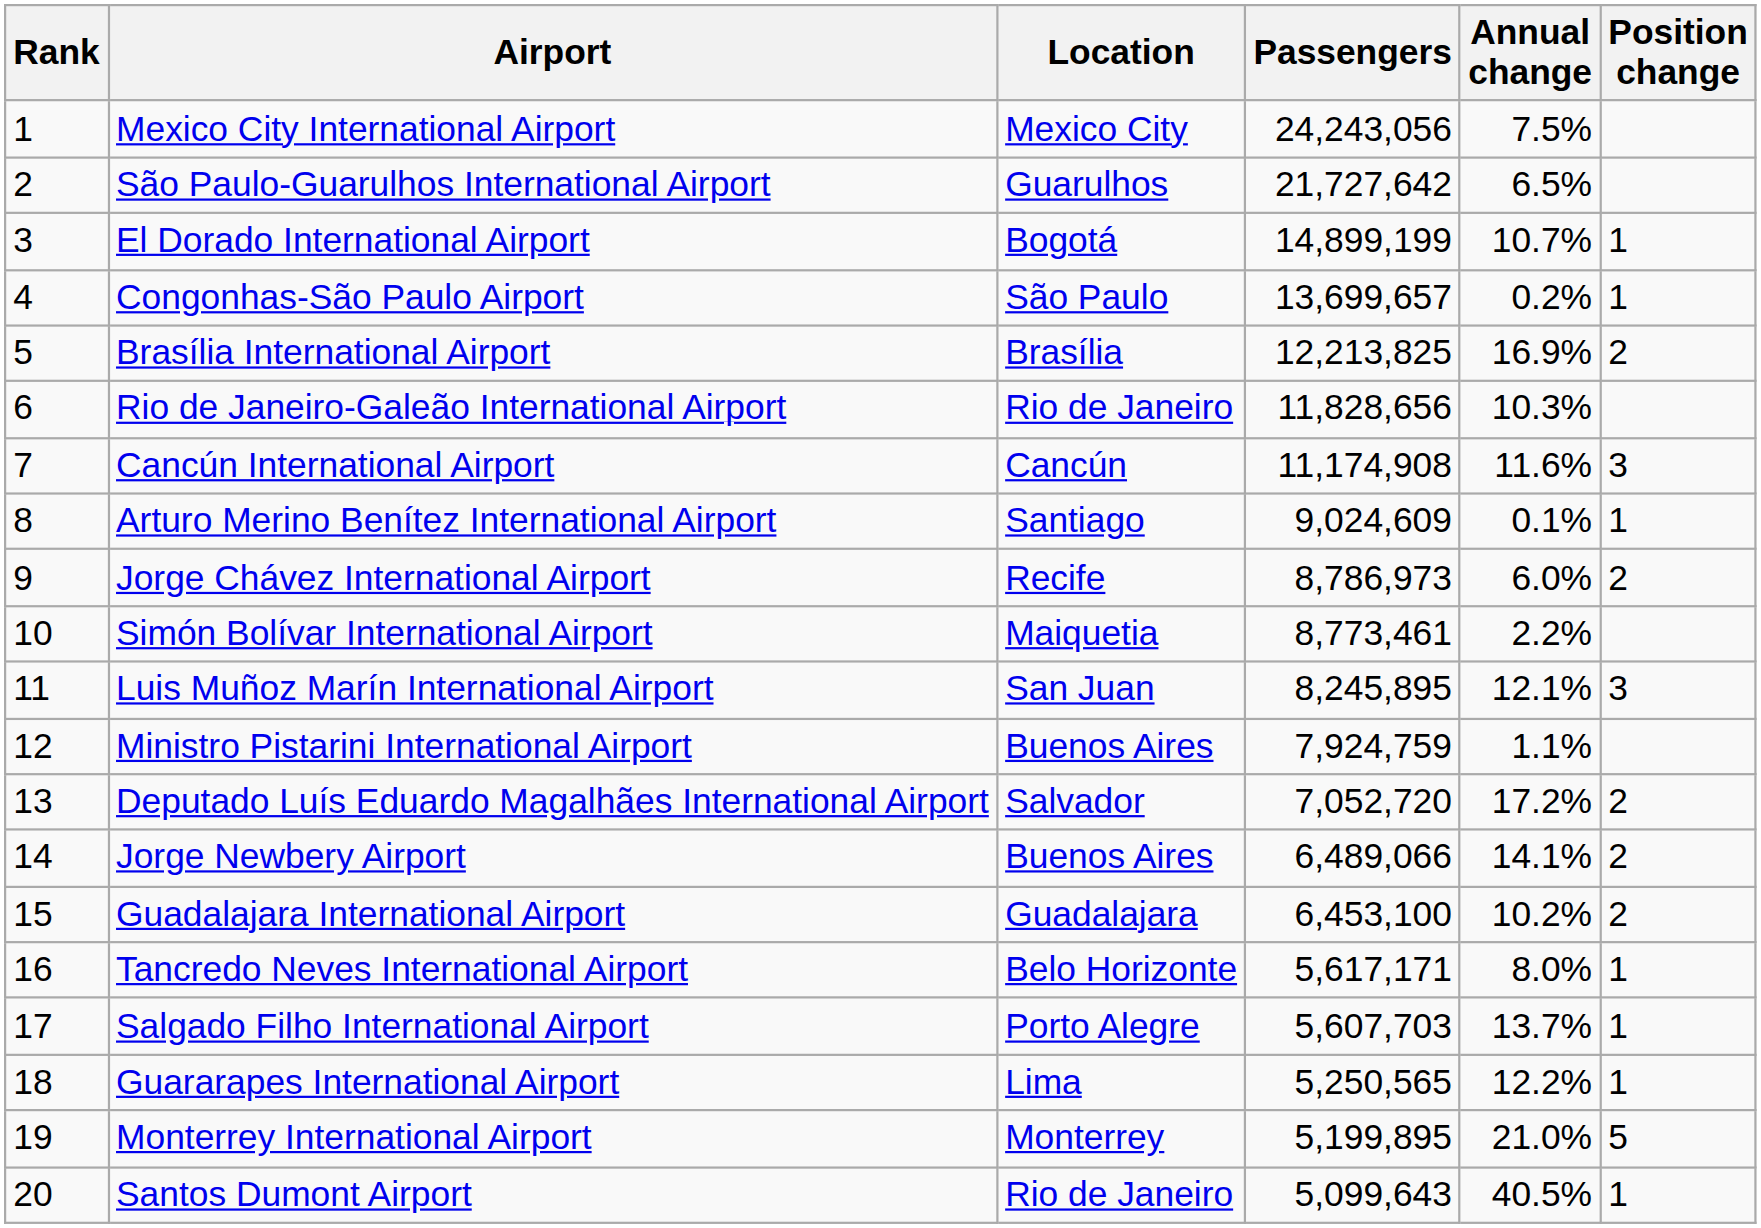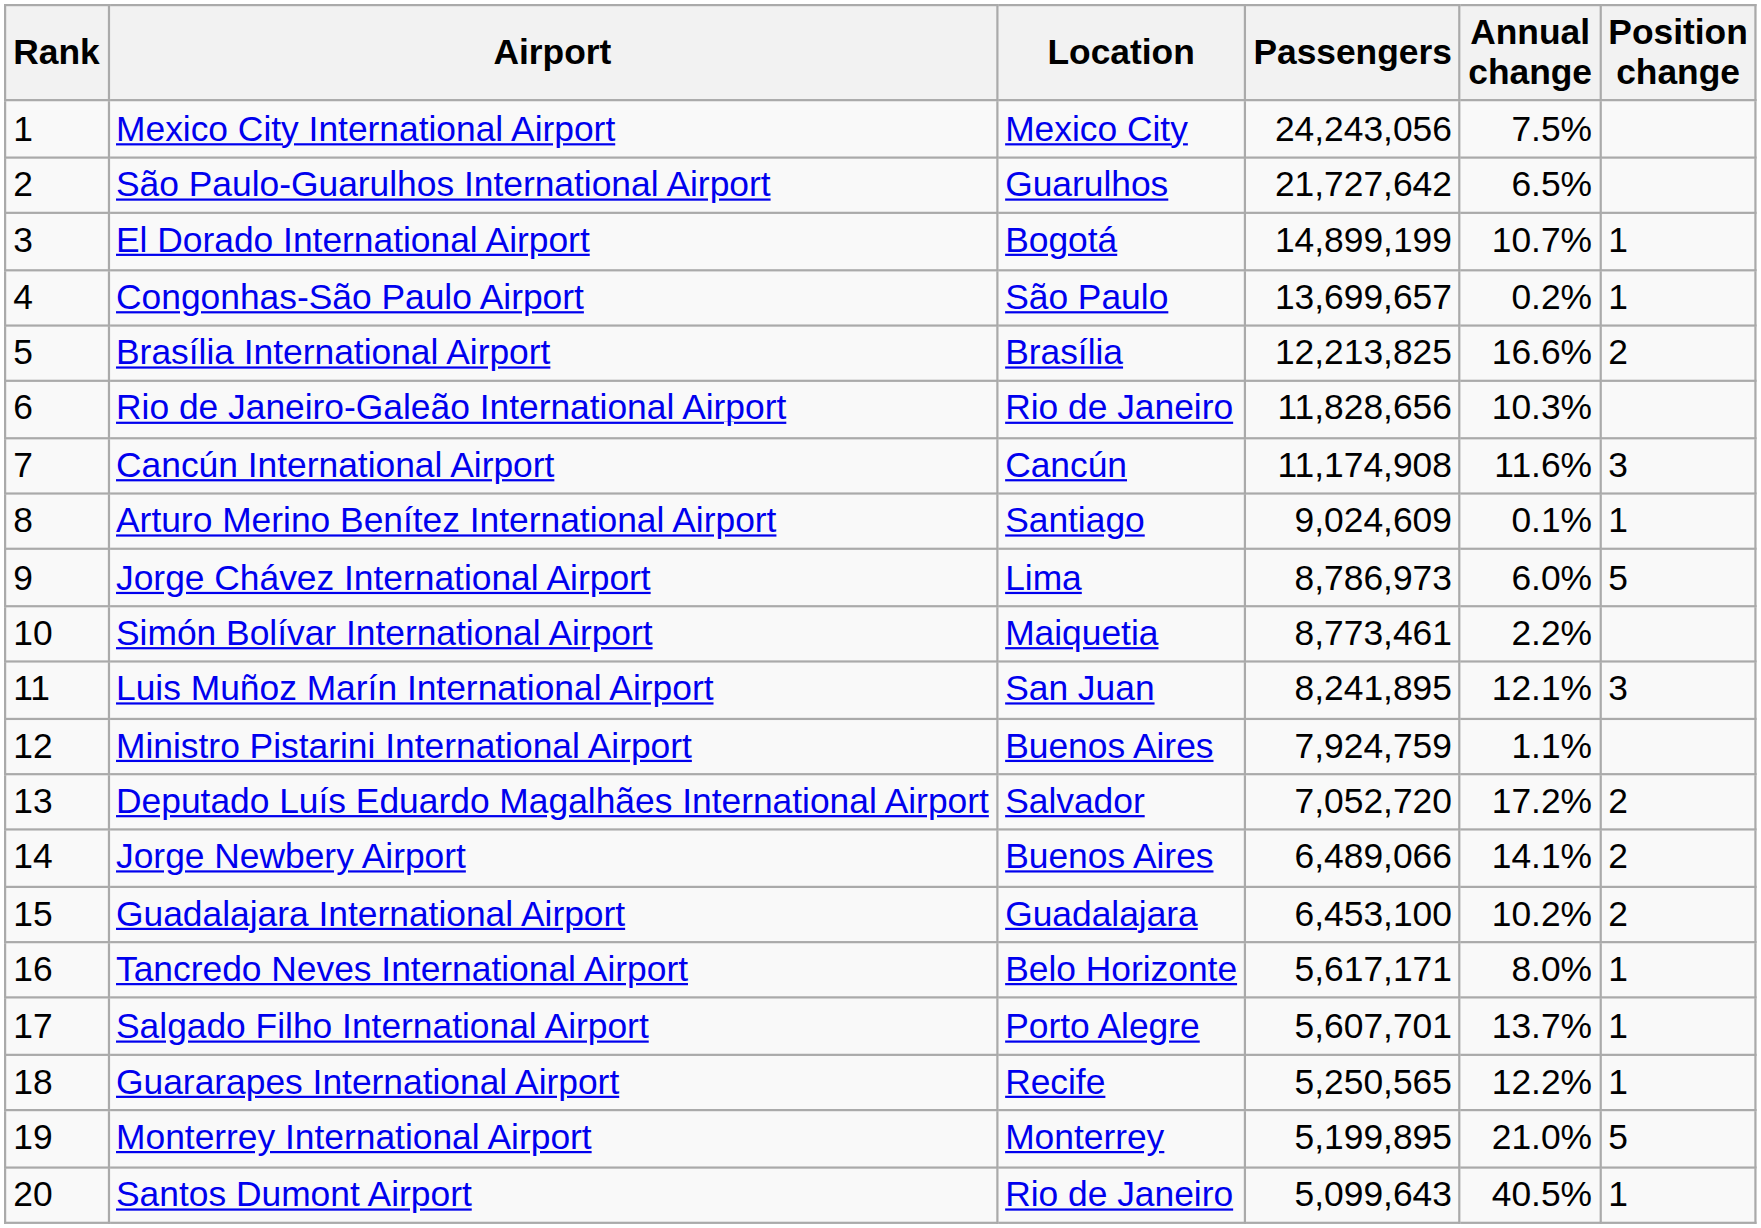(1542, 352) 16.9% -> (1542, 352) 16.6%
(1055, 577) Recife -> (1043, 577) Lima
(1618, 577) 2 -> (1618, 577) 5
(1373, 689) 8,245,895 -> (1373, 689) 8,241,895
(1373, 1025) 5,607,703 -> (1373, 1025) 5,607,701
(1043, 1081) Lima -> (1055, 1081) Recife
